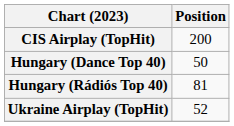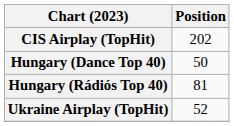(201, 39) 200 -> (201, 39) 202
